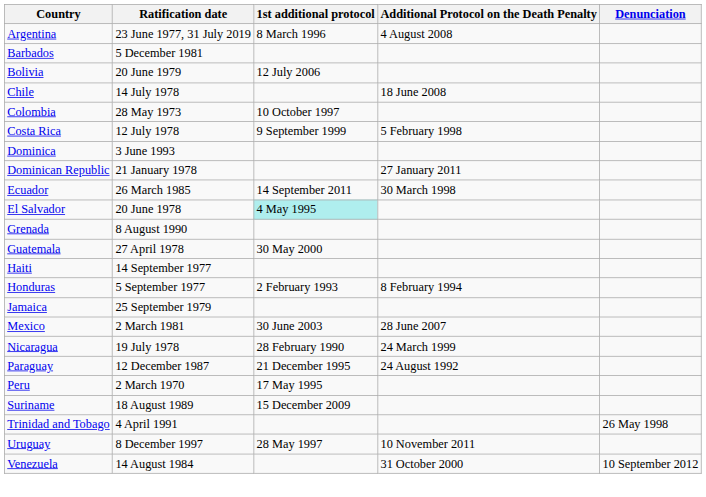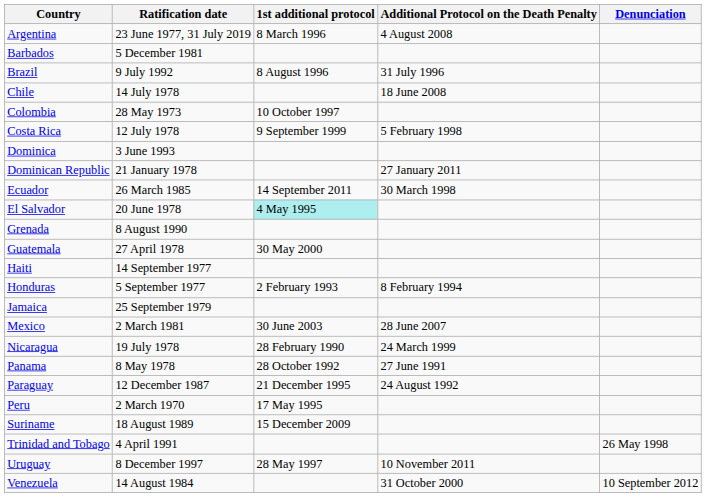- row: (25, 72)
+ row: (22, 72)
+ row: (27, 365)
